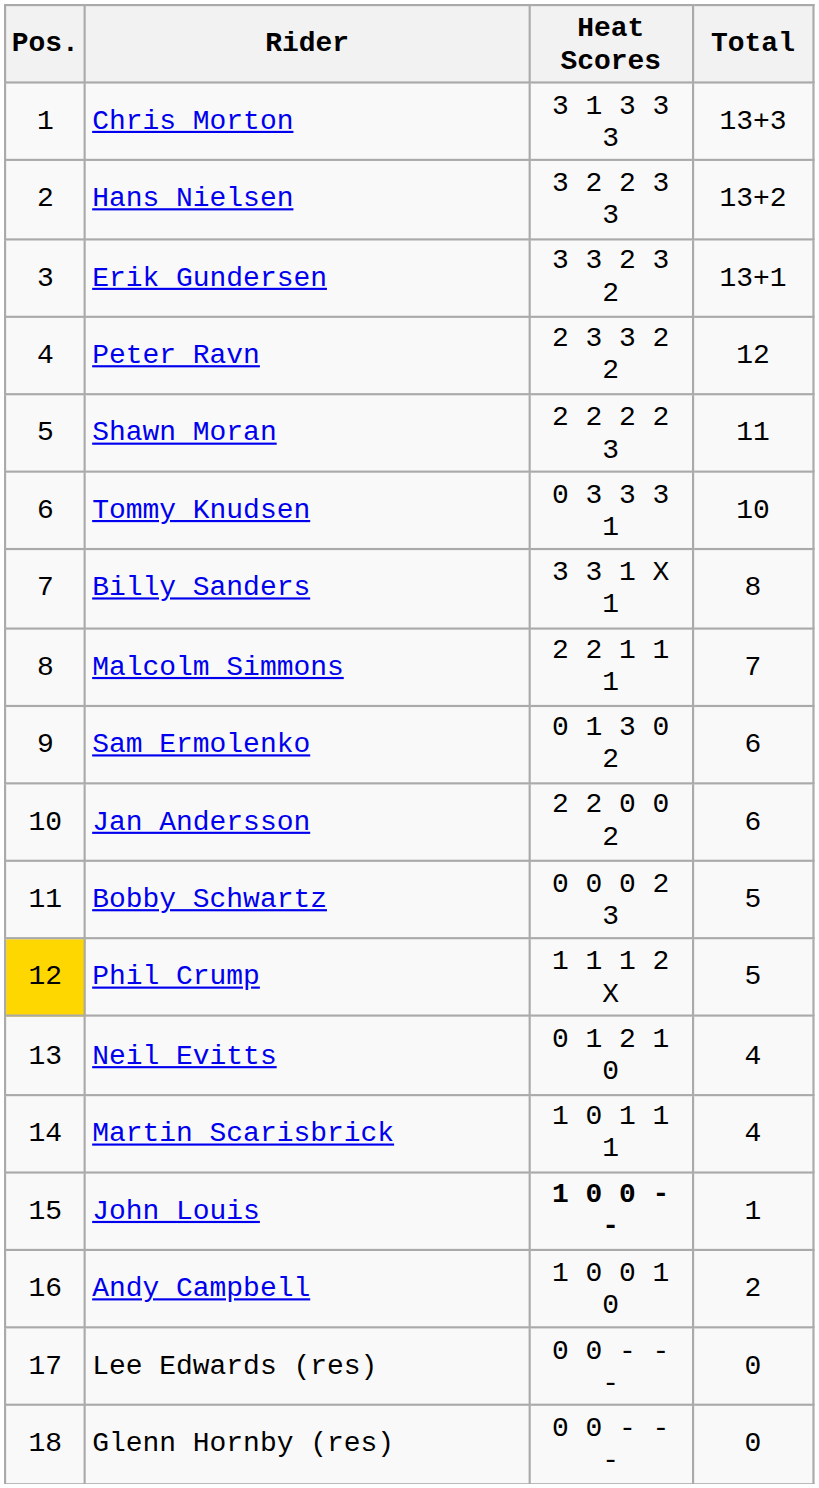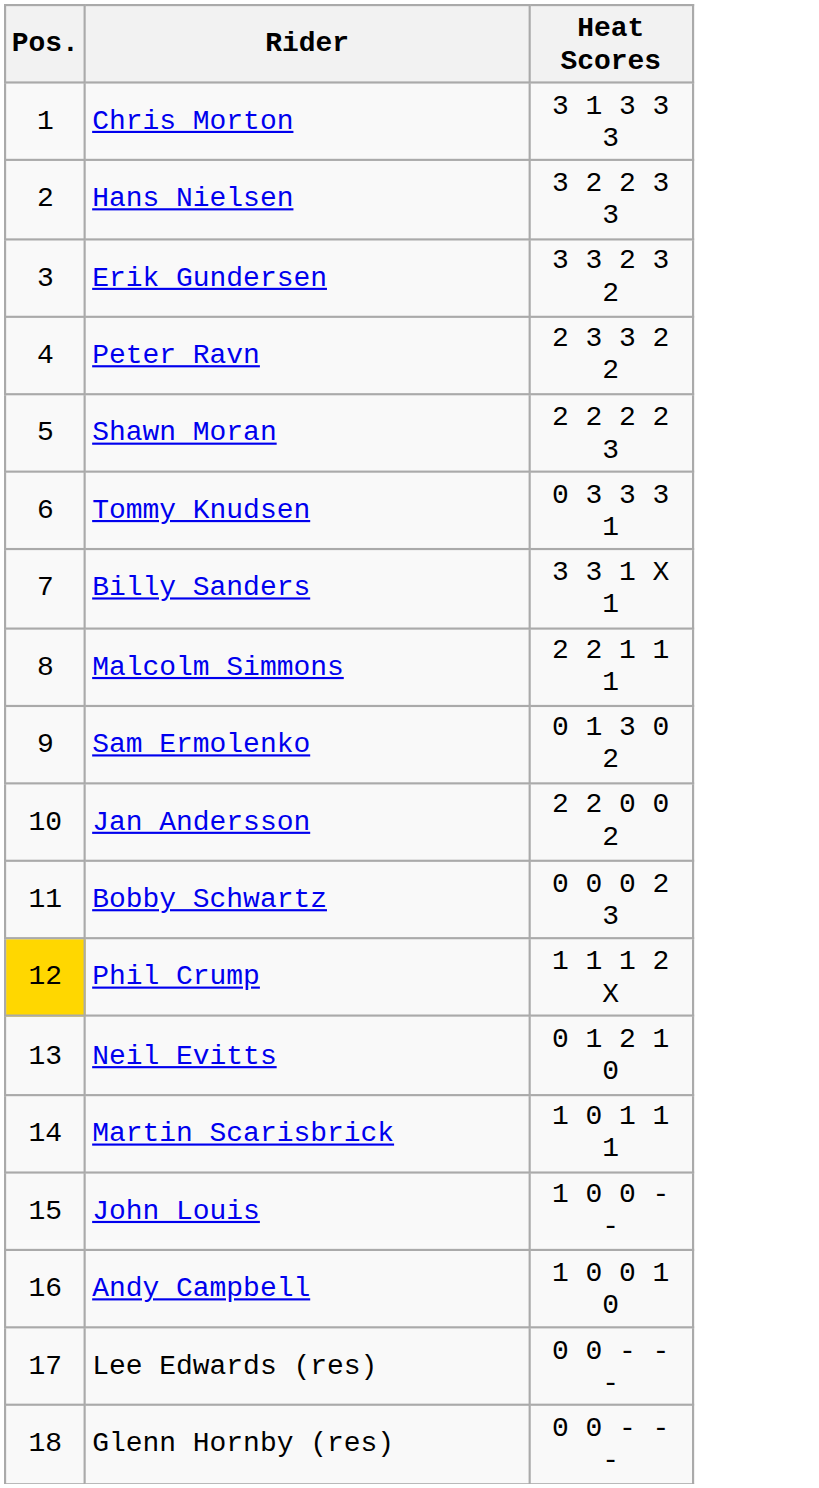- column: (753, 44)
(611, 1211) bold -> (611, 1211) normal
